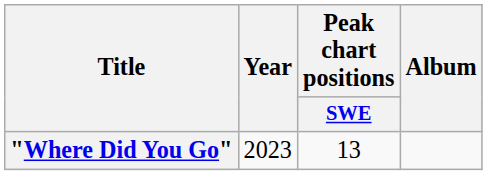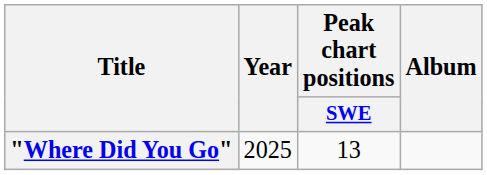(268, 150) 2023 -> (268, 150) 2025
